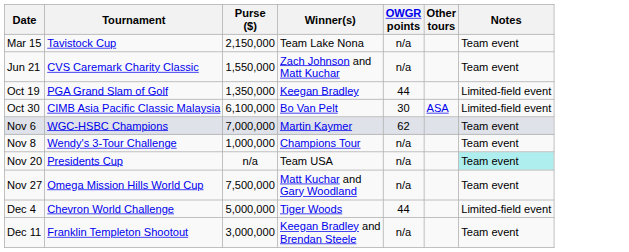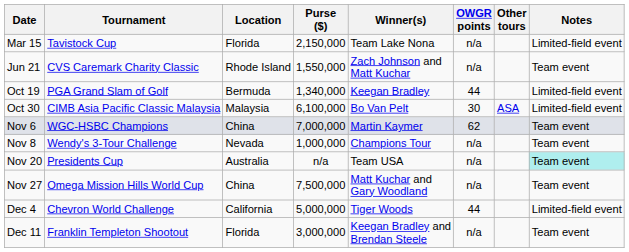+ column: (258, 20)
(490, 43) Team event -> (577, 43) Limited-field event
(250, 91) 1,350,000 -> (321, 91) 1,340,000
